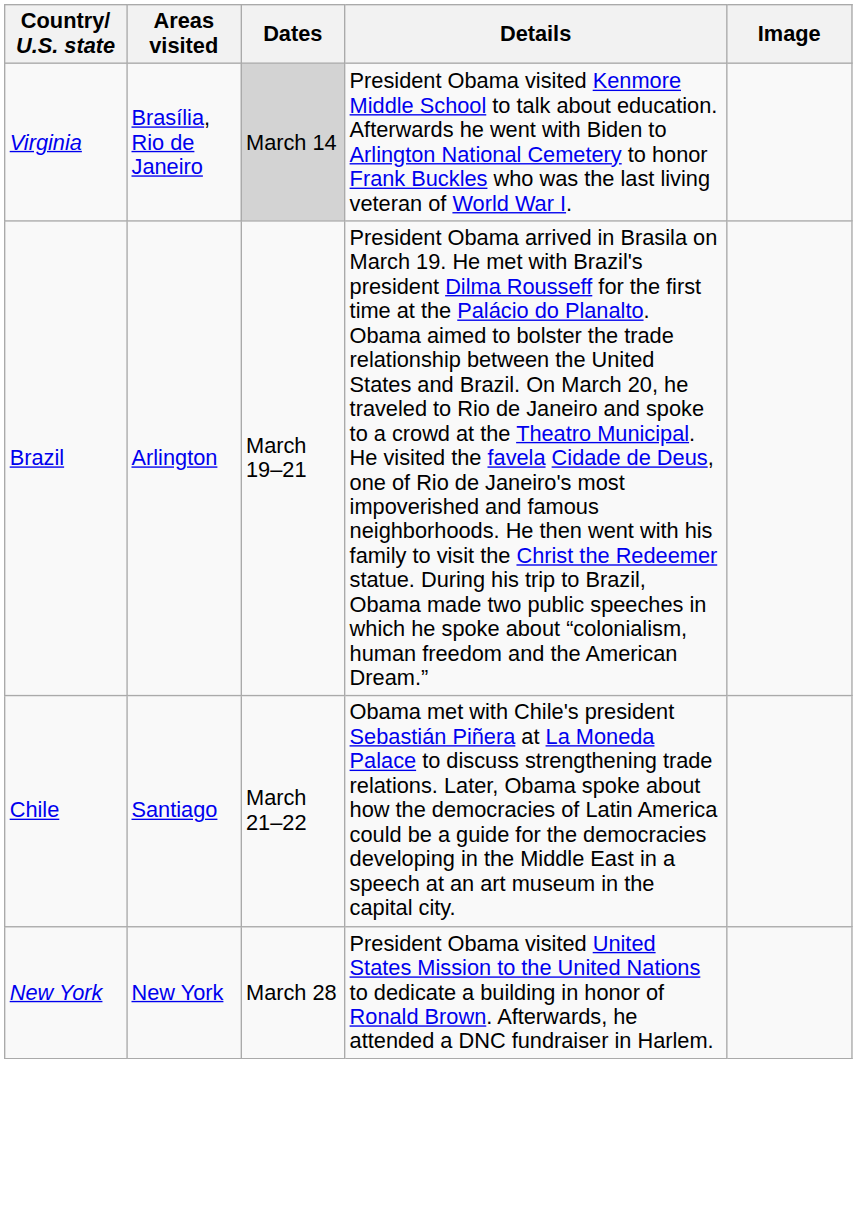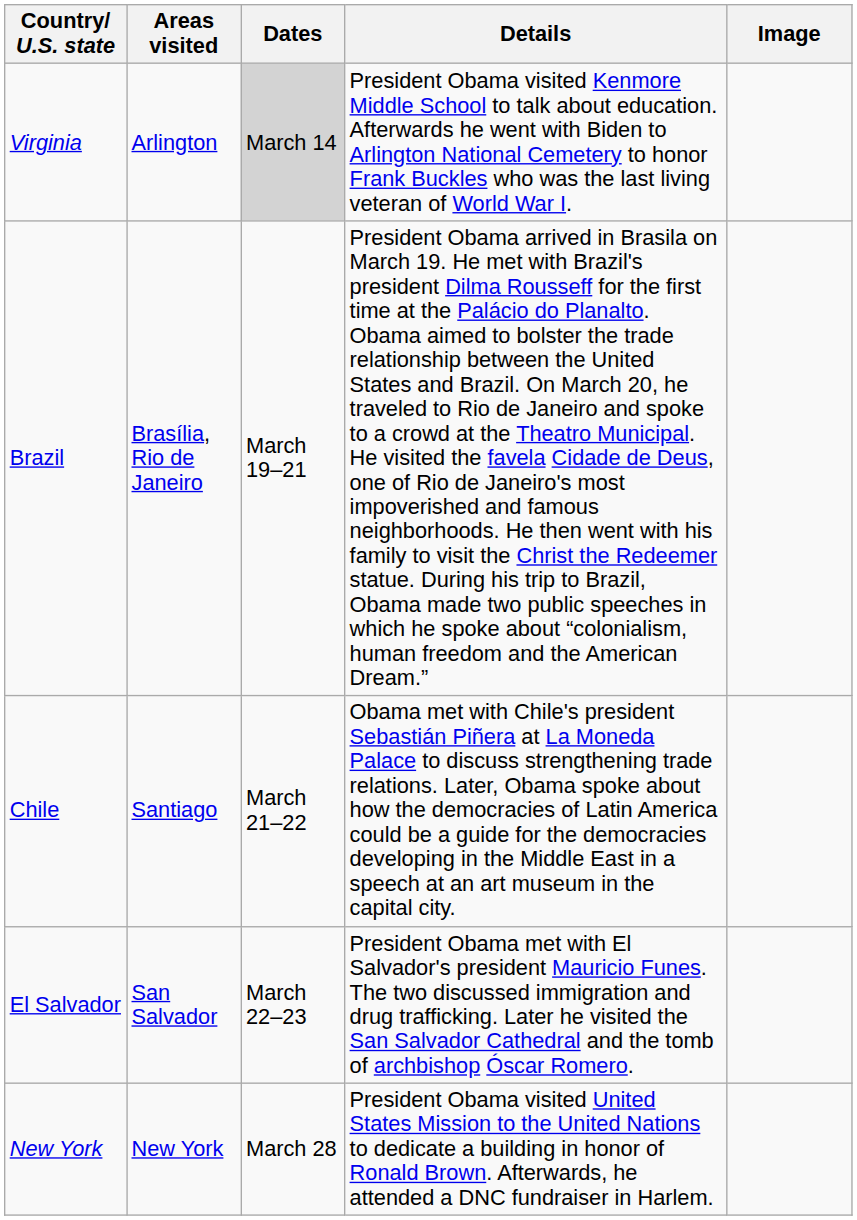(171, 141) Brasília, Rio de Janeiro -> (174, 141) Arlington
(174, 457) Arlington -> (171, 457) Brasília, Rio de Janeiro
+ row: (65, 1004)
